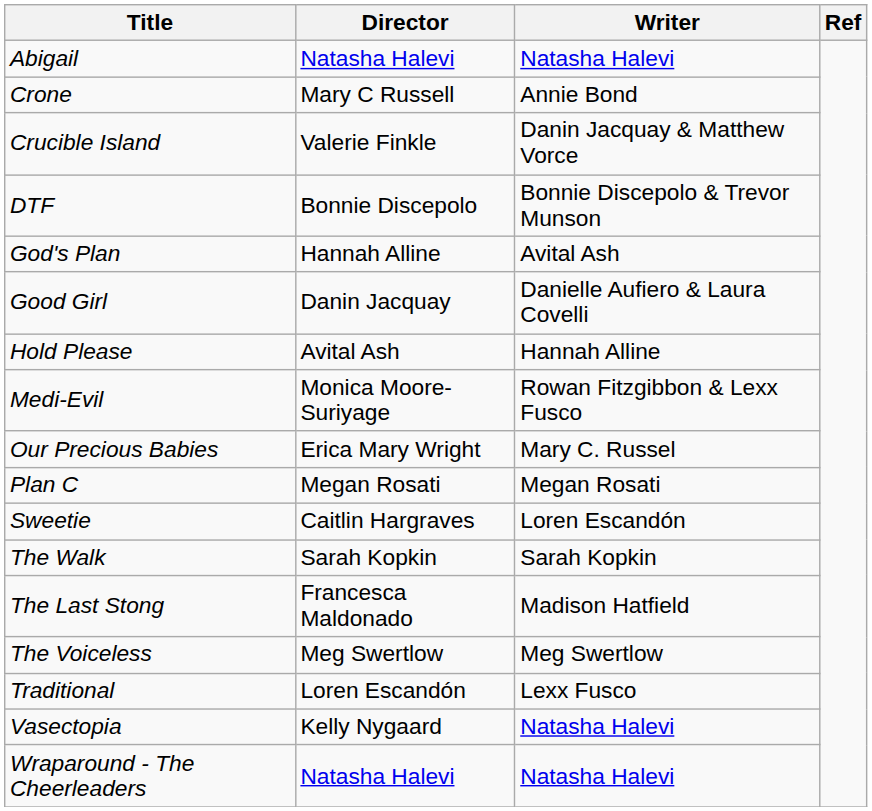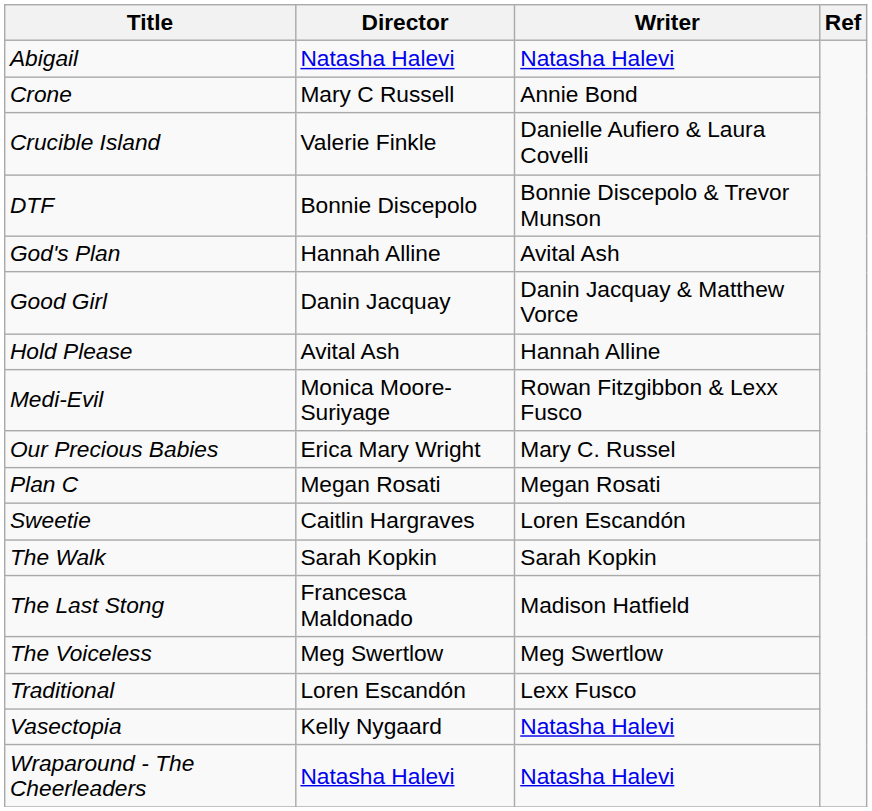(652, 143) Danin Jacquay & Matthew Vorce -> (643, 143) Danielle Aufiero & Laura Covelli
(643, 302) Danielle Aufiero & Laura Covelli -> (652, 302) Danin Jacquay & Matthew Vorce
